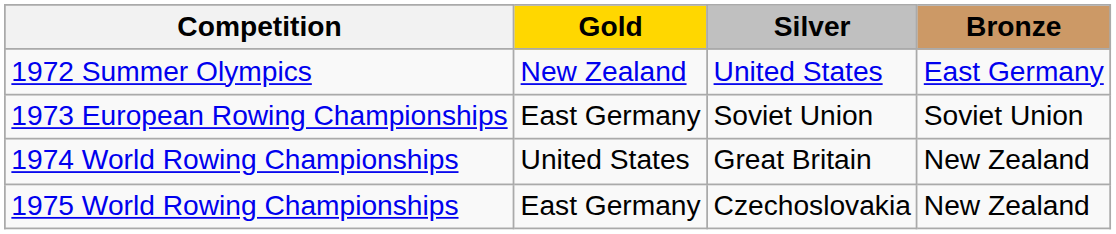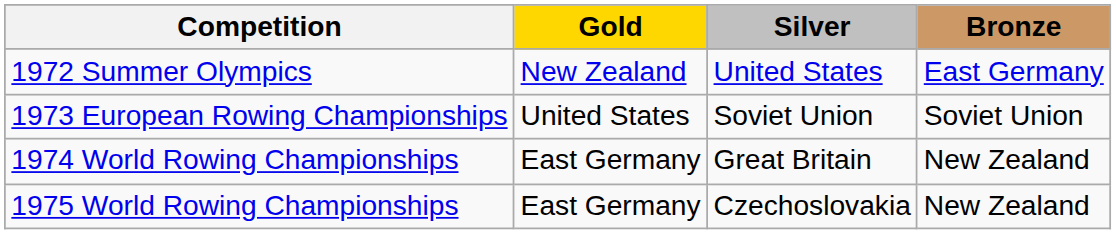(611, 116) East Germany -> (605, 116) United States
(605, 160) United States -> (611, 160) East Germany
